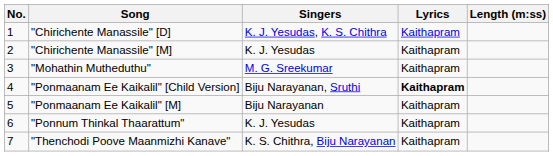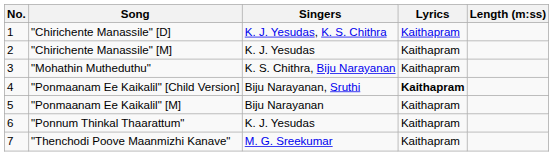(289, 69) M. G. Sreekumar -> (320, 69) K. S. Chithra, Biju Narayanan
(320, 142) K. S. Chithra, Biju Narayanan -> (289, 142) M. G. Sreekumar
